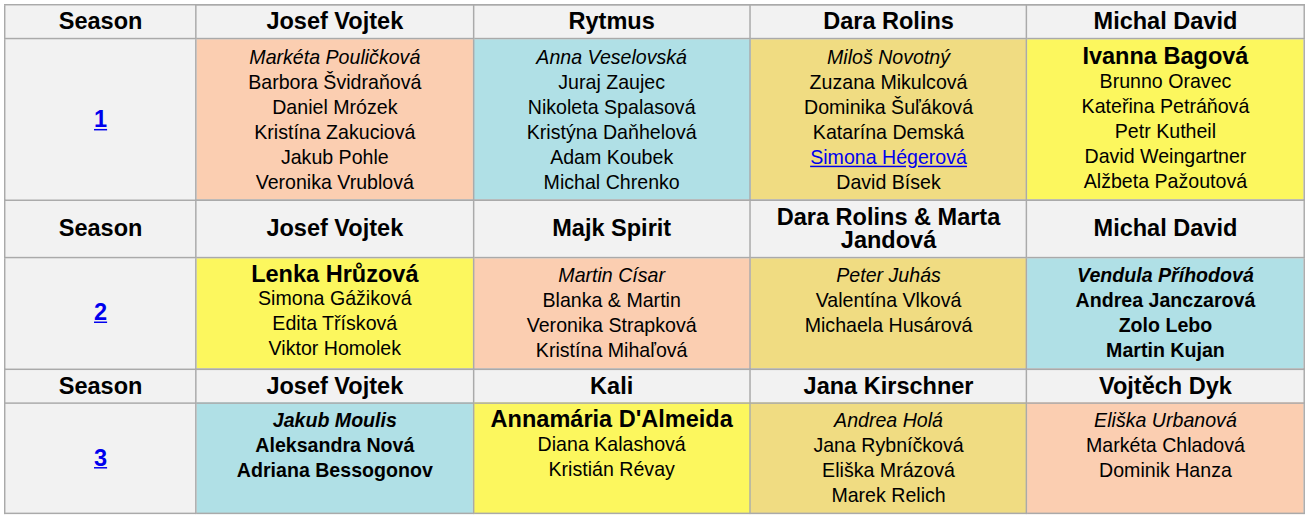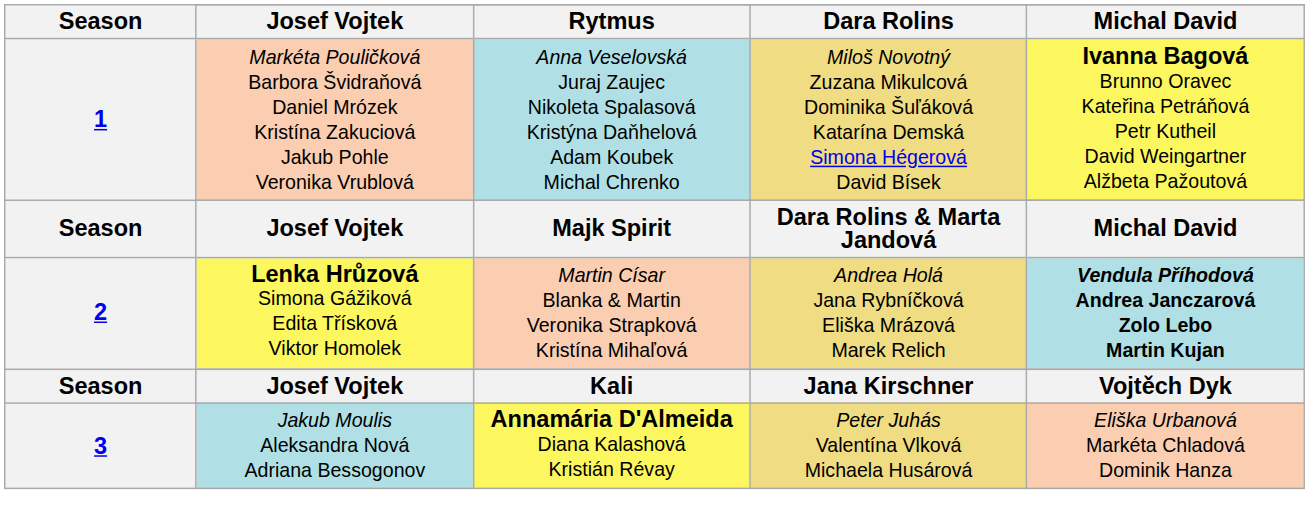(889, 301) Peter Juhás Valentína Vlková Michaela Husárová -> (889, 313) Andrea Holá Jana Rybníčková Eliška Mrázová Marek Relich
(335, 444) bold -> (335, 446) normal
(889, 458) Andrea Holá Jana Rybníčková Eliška Mrázová Marek Relich -> (889, 446) Peter Juhás Valentína Vlková Michaela Husárová
